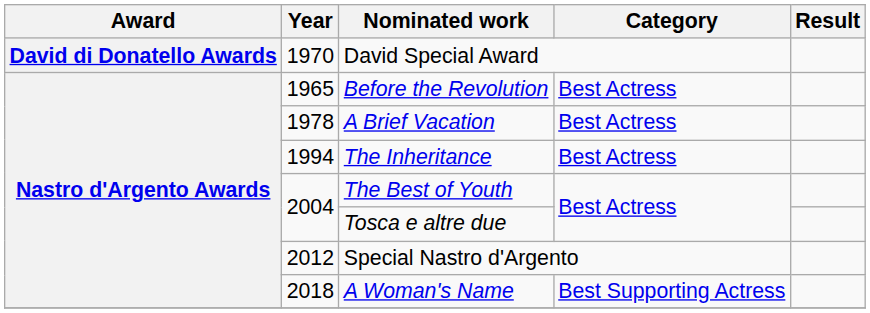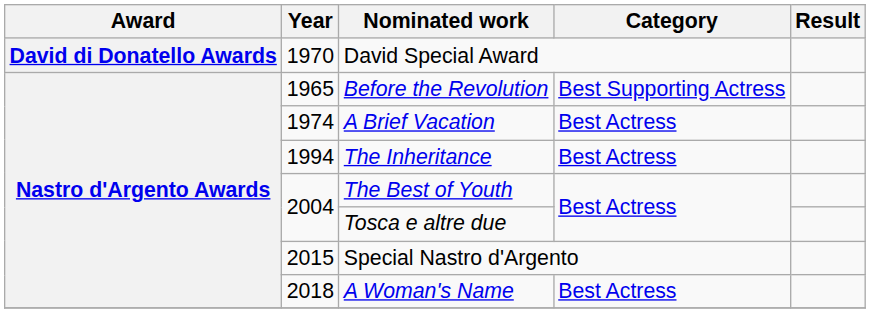(617, 88) Best Actress -> (672, 88) Best Supporting Actress
(310, 122) 1978 -> (310, 122) 1974
(310, 257) 2012 -> (310, 257) 2015
(672, 291) Best Supporting Actress -> (617, 291) Best Actress
